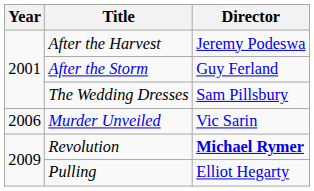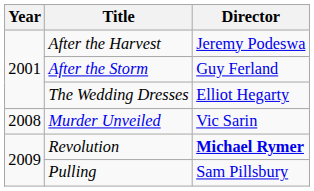(242, 95) Sam Pillsbury -> (243, 95) Elliot Hegarty
(25, 120) 2006 -> (25, 120) 2008
(243, 172) Elliot Hegarty -> (242, 172) Sam Pillsbury
